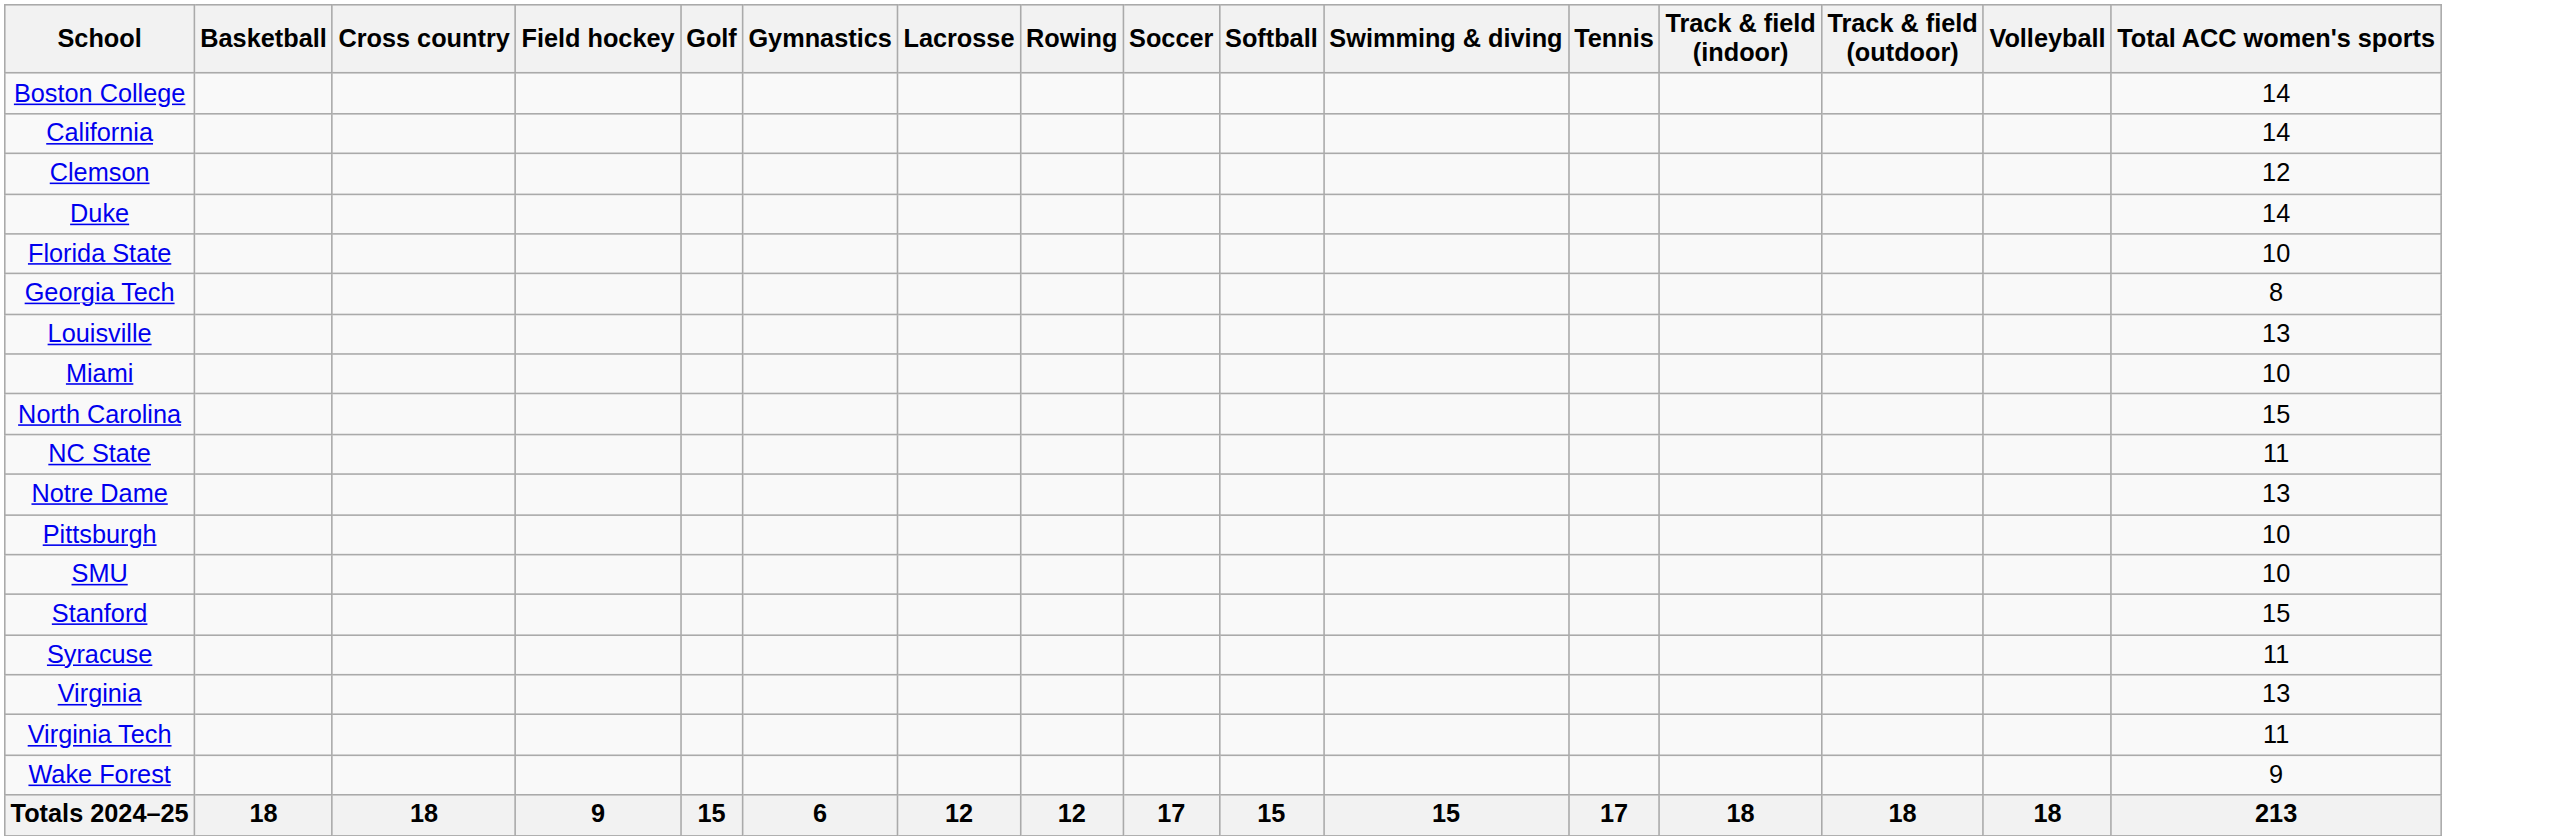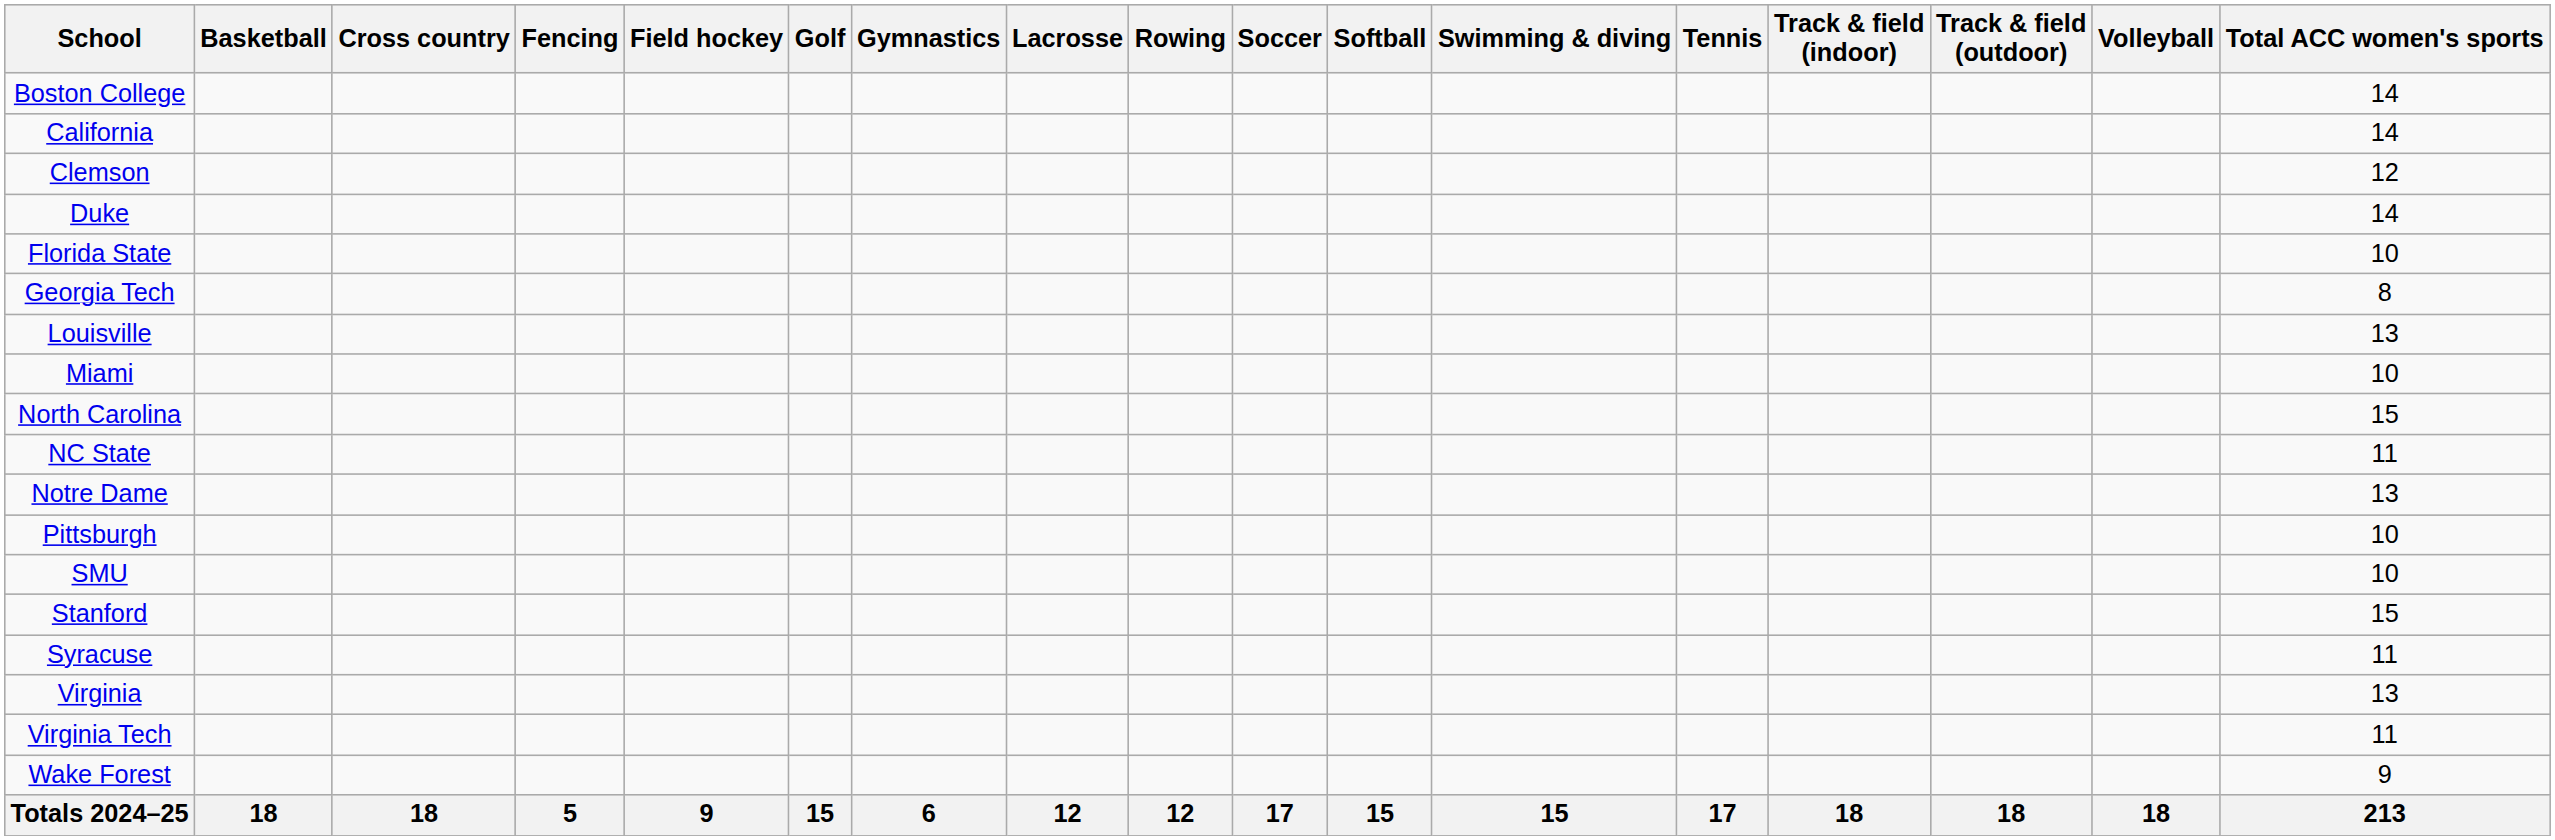+ column: (570, 38)
